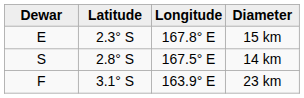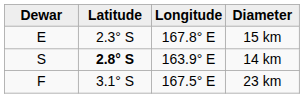(115, 59) normal -> (115, 59) bold
(189, 59) 167.5° E -> (189, 59) 163.9° E
(189, 81) 163.9° E -> (189, 81) 167.5° E
